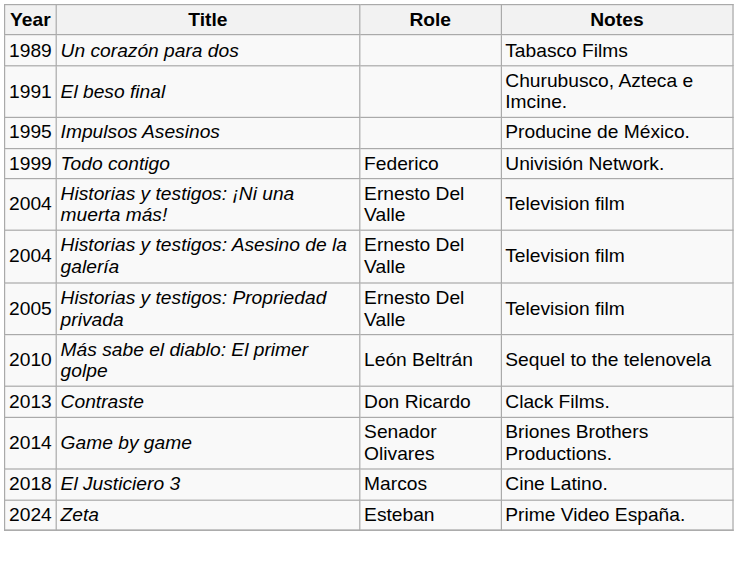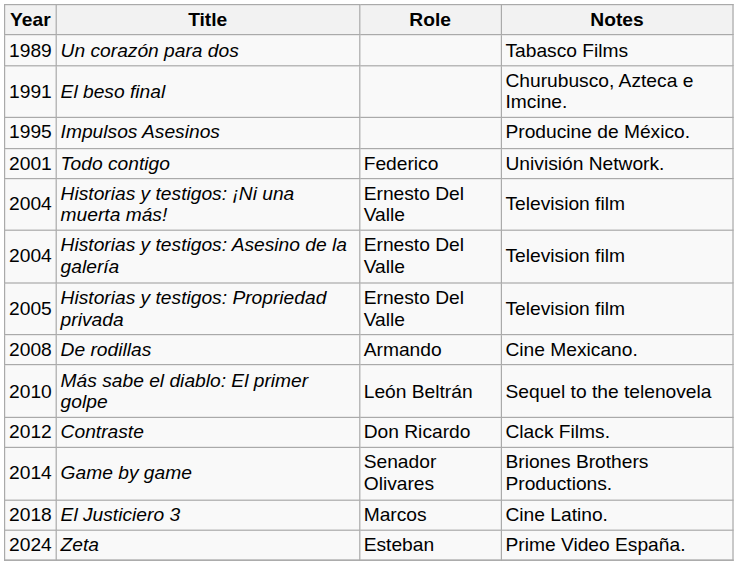(30, 163) 1999 -> (30, 163) 2001
+ row: (106, 349)
(30, 401) 2013 -> (30, 432) 2012
